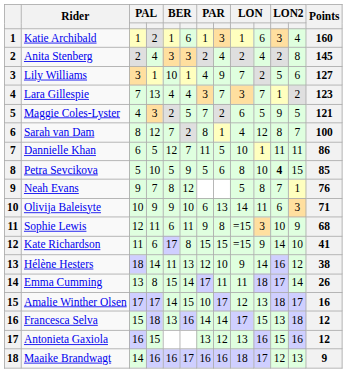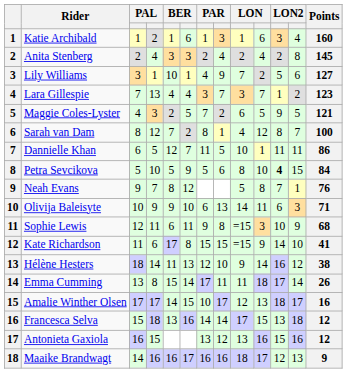(324, 169) 85 -> (324, 169) 84
